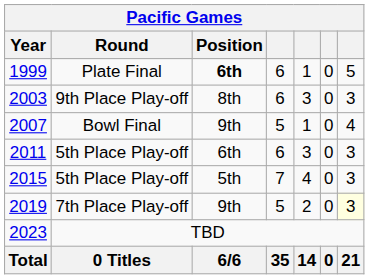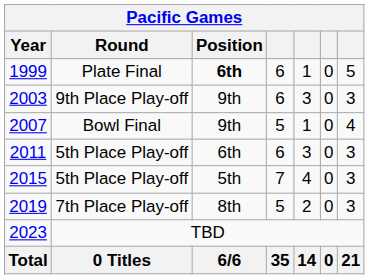(229, 98) 8th -> (229, 98) 9th
(229, 206) 9th -> (229, 206) 8th
(351, 206) lightyellow background -> (351, 206) no background
